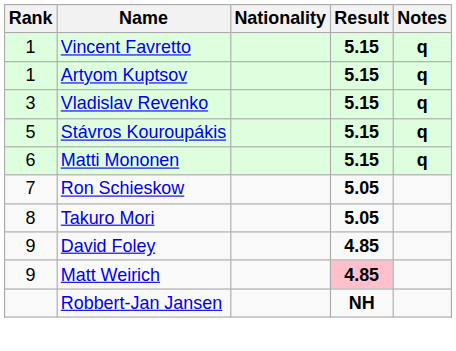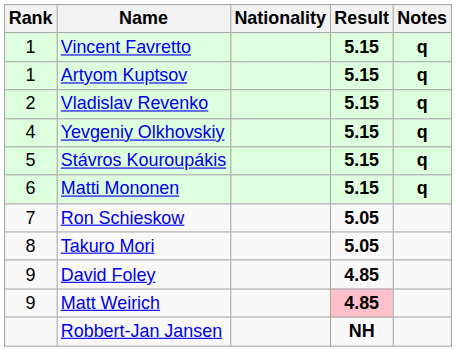(31, 103) 3 -> (31, 103) 2
+ row: (143, 132)
